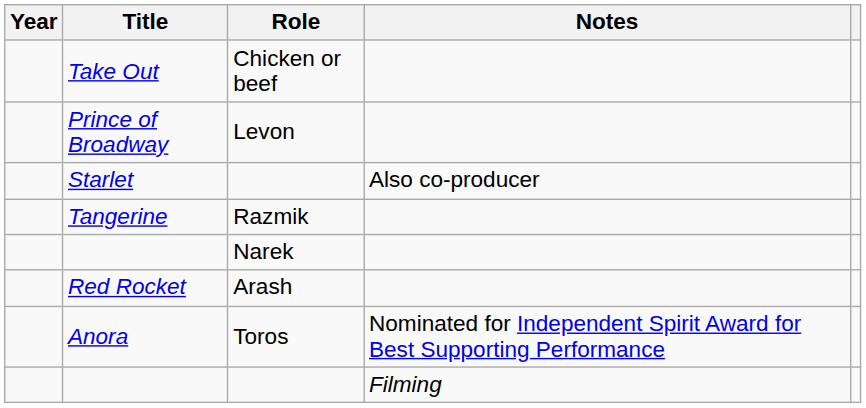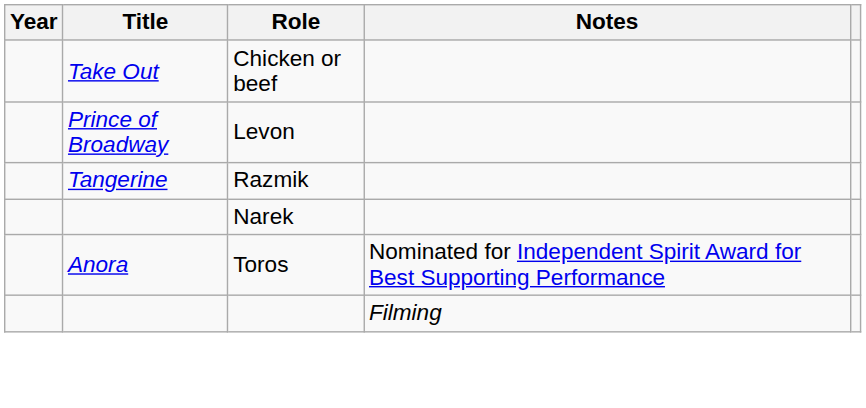- row: (101, 180)
- row: (127, 287)
